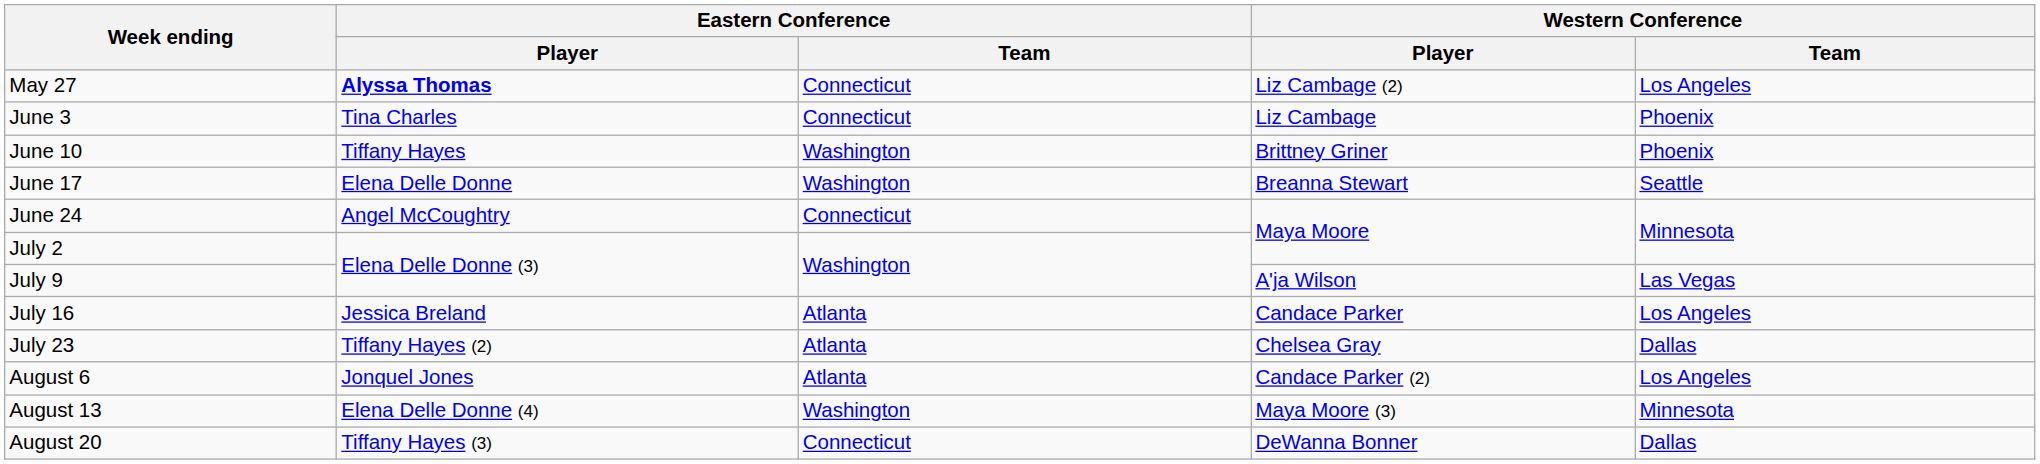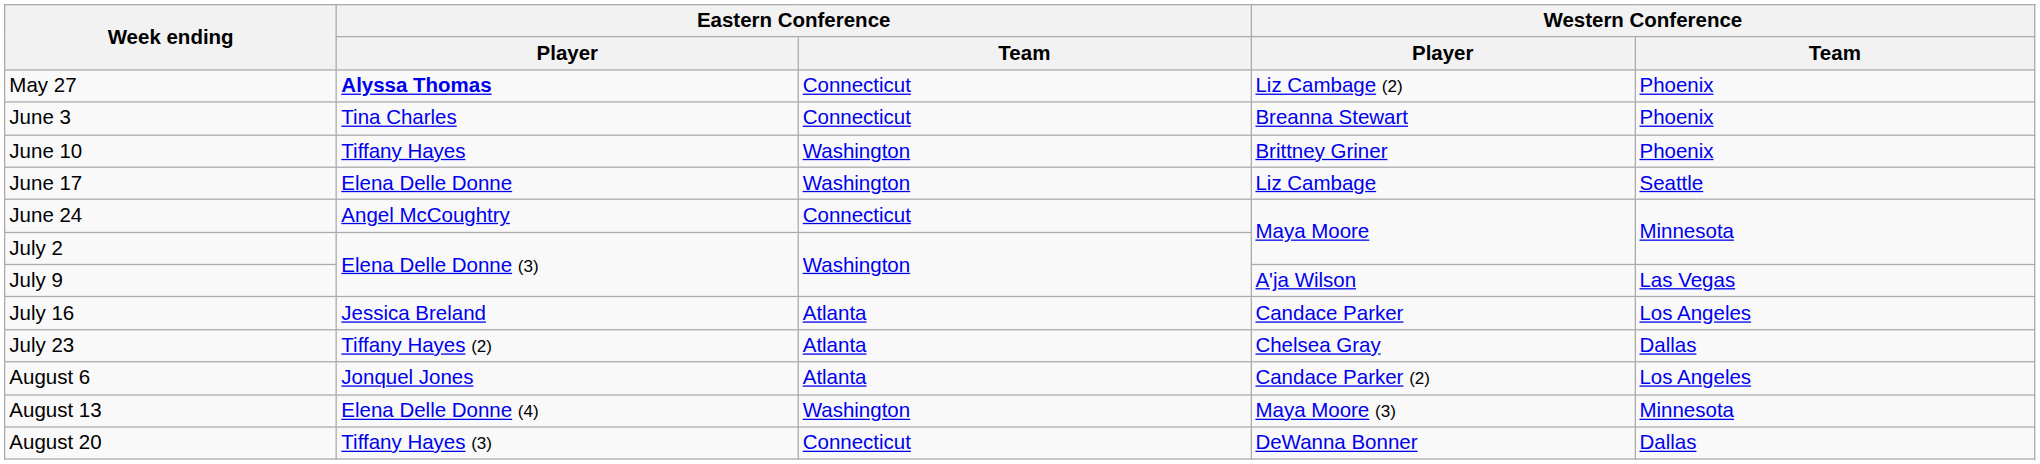(1695, 85) Los Angeles -> (1676, 85) Phoenix
(1316, 118) Liz Cambage -> (1332, 118) Breanna Stewart
(1332, 183) Breanna Stewart -> (1316, 183) Liz Cambage
